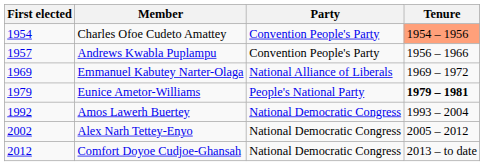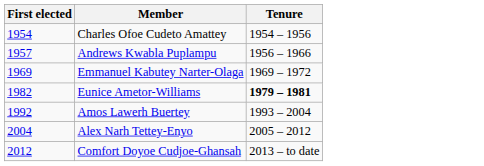- column: (325, 14)
(438, 33) lightsalmon background -> (280, 33) no background
(20, 92) 1979 -> (20, 92) 1982
(20, 131) 2002 -> (20, 131) 2004
